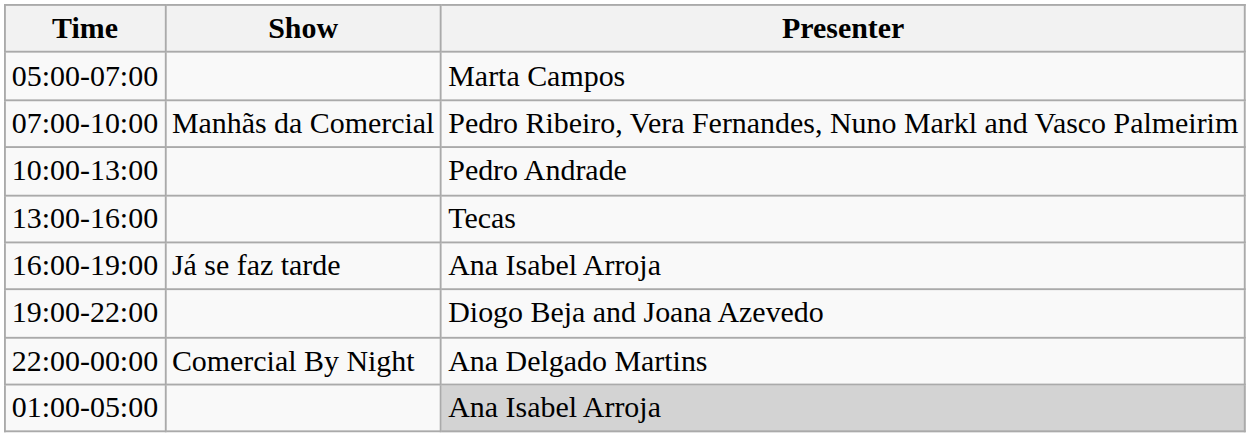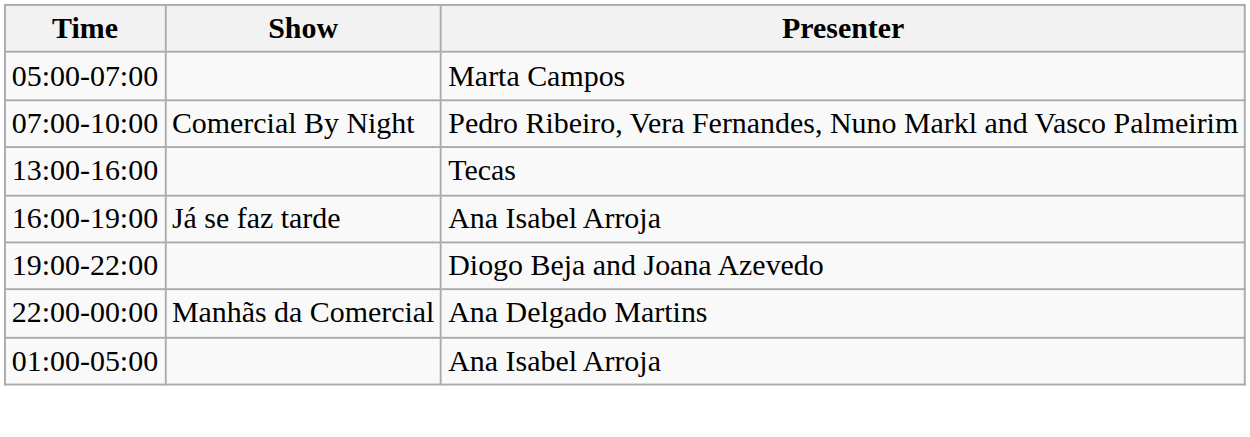(303, 123) Manhãs da Comercial -> (293, 123) Comercial By Night
- row: (85, 170)
(293, 360) Comercial By Night -> (303, 312) Manhãs da Comercial
(555, 407) lightgrey background -> (555, 360) no background
